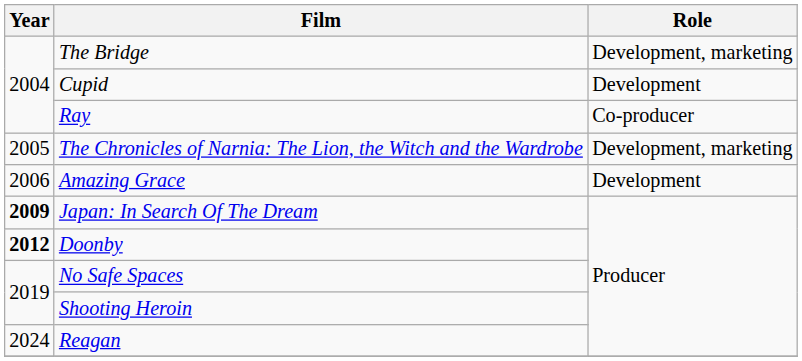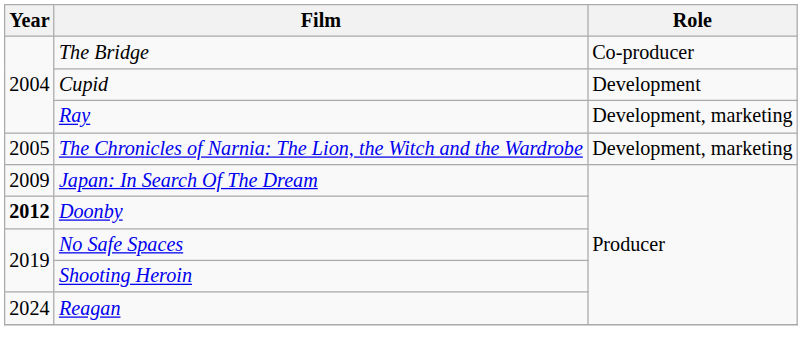(692, 52) Development, marketing -> (643, 52) Co-producer
(643, 116) Co-producer -> (692, 116) Development, marketing
- row: (122, 180)
(29, 212) bold -> (29, 180) normal
